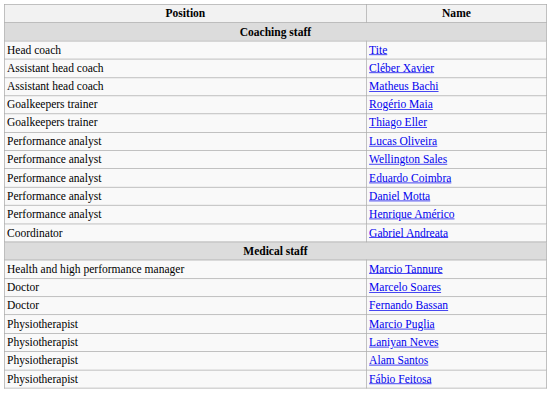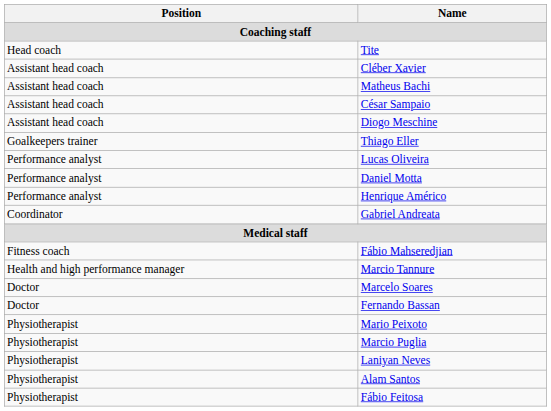+ row: (396, 104)
+ row: (399, 123)
- row: (401, 104)
- row: (408, 159)
- row: (410, 178)
+ row: (407, 251)
+ row: (394, 324)
